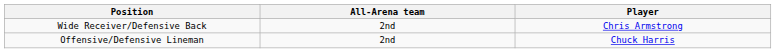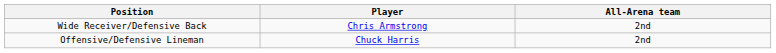columns swapped: (643, 12) <-> (387, 12)
